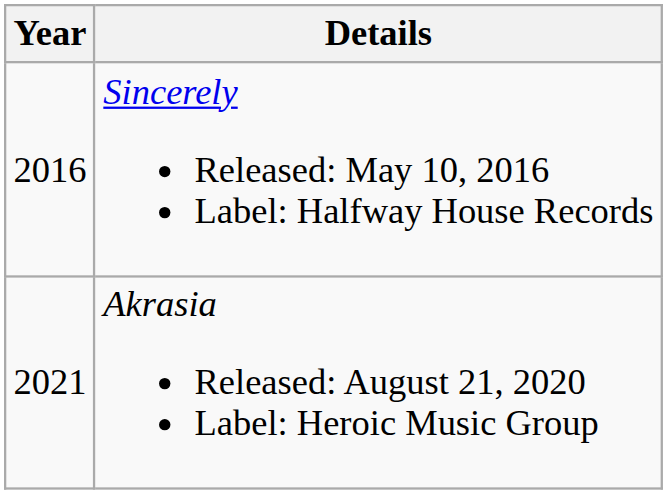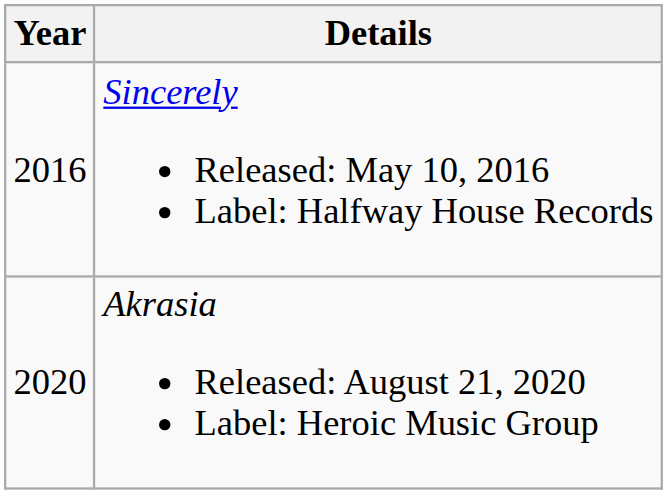(50, 381) 2021 -> (50, 381) 2020
